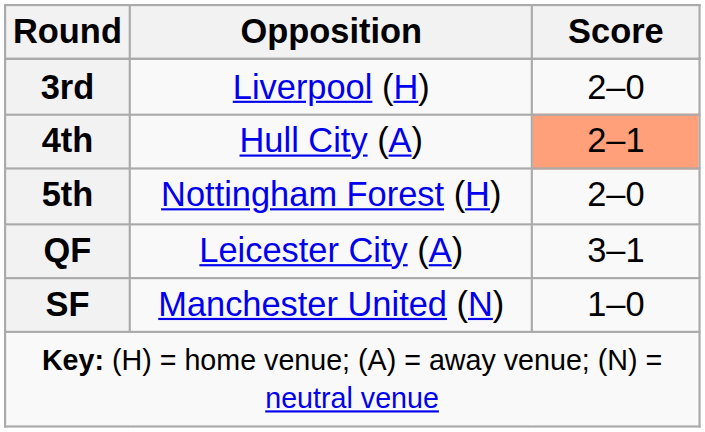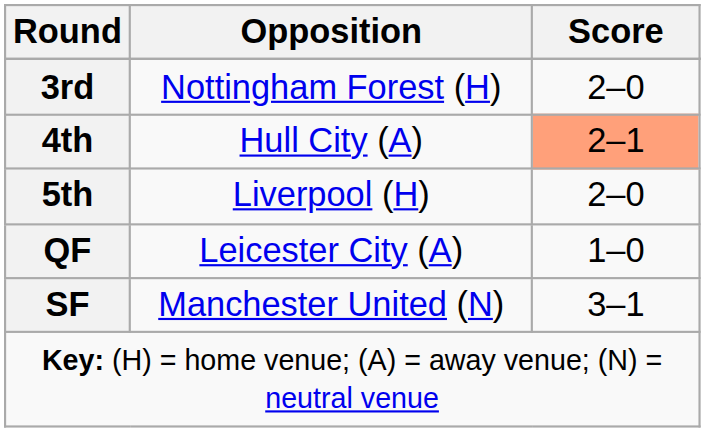(331, 86) Liverpool (H) -> (331, 86) Nottingham Forest (H)
(331, 195) Nottingham Forest (H) -> (331, 195) Liverpool (H)
(616, 250) 3–1 -> (616, 250) 1–0
(616, 304) 1–0 -> (616, 304) 3–1
